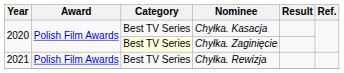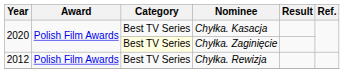(18, 60) 2021 -> (18, 60) 2012
